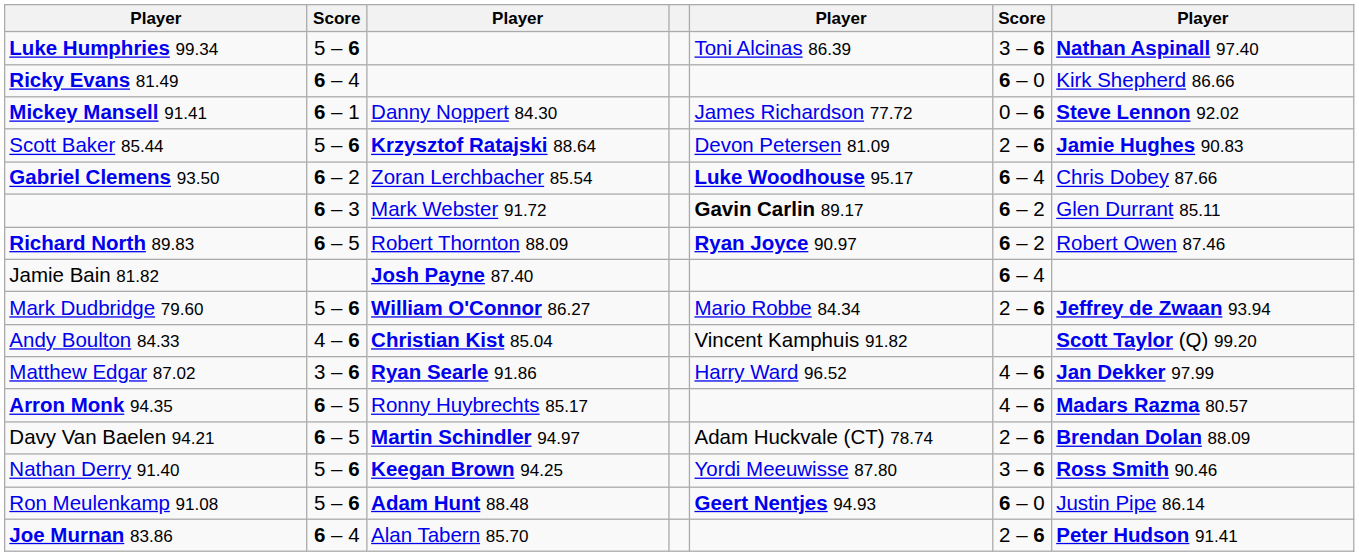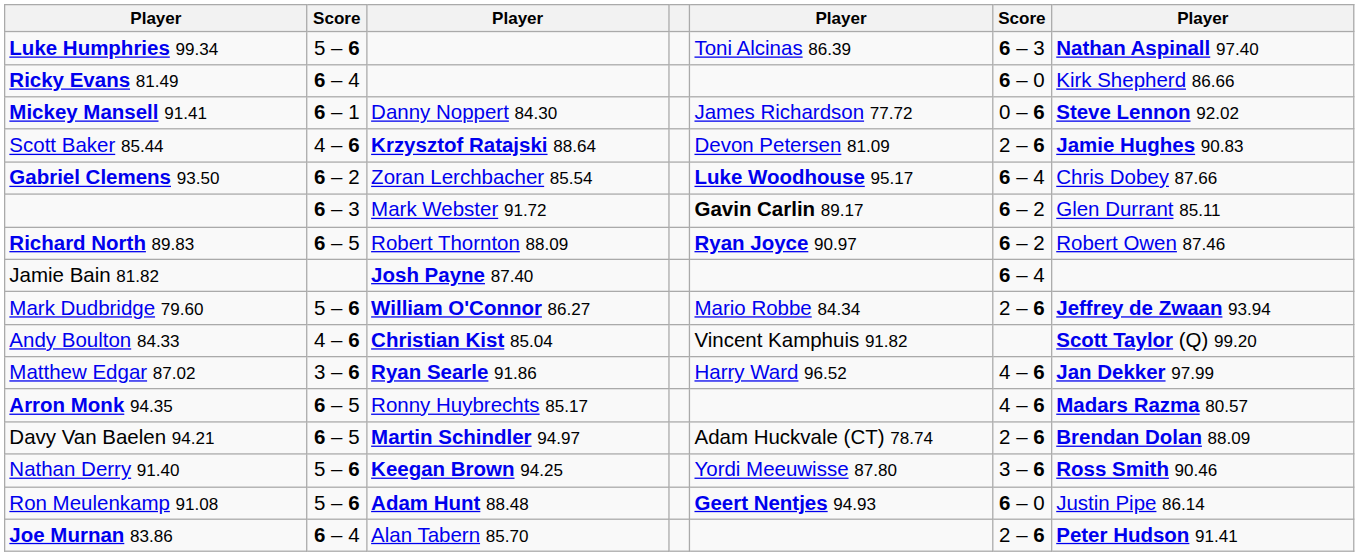(1022, 48) 3 – 6 -> (1022, 48) 6 – 3
(337, 145) 5 – 6 -> (337, 145) 4 – 6
